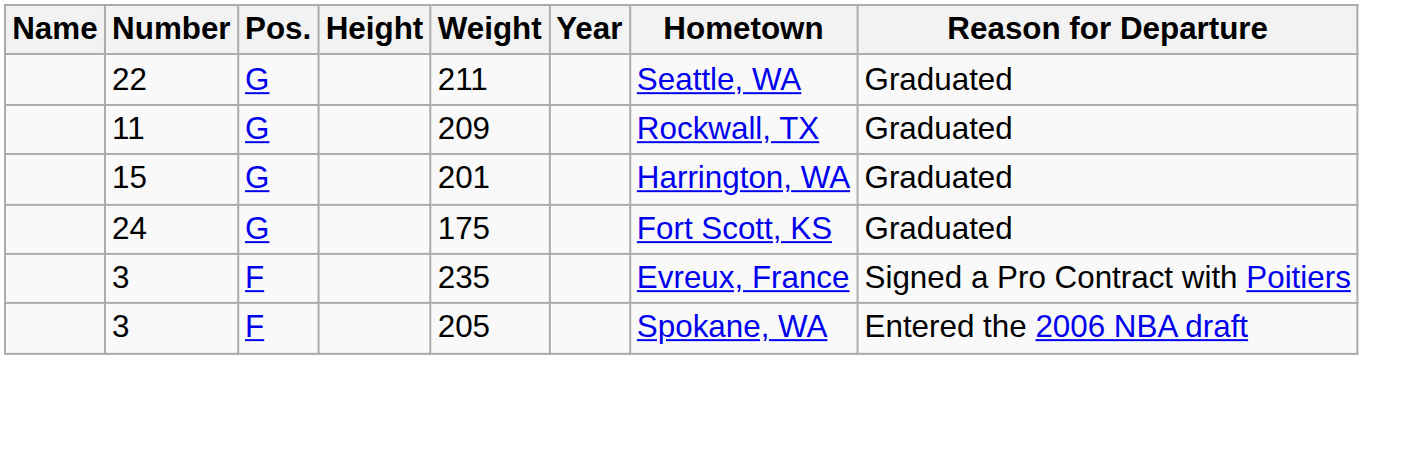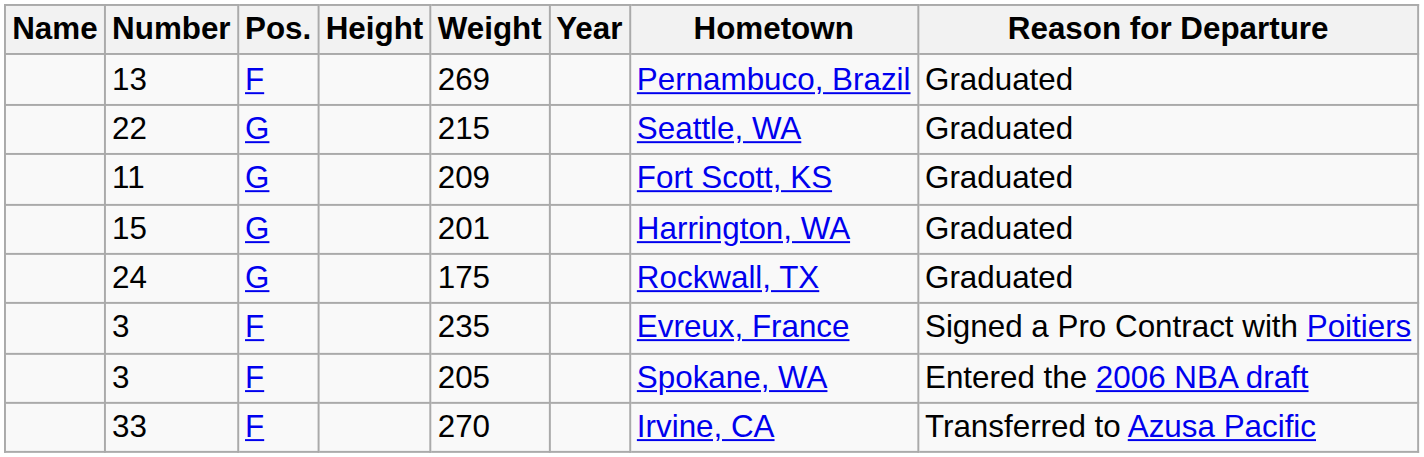+ row: (130, 79)
(463, 79) 211 -> (464, 128) 215
(728, 128) Rockwall, TX -> (734, 178) Fort Scott, KS
(734, 228) Fort Scott, KS -> (728, 278) Rockwall, TX
+ row: (130, 427)
